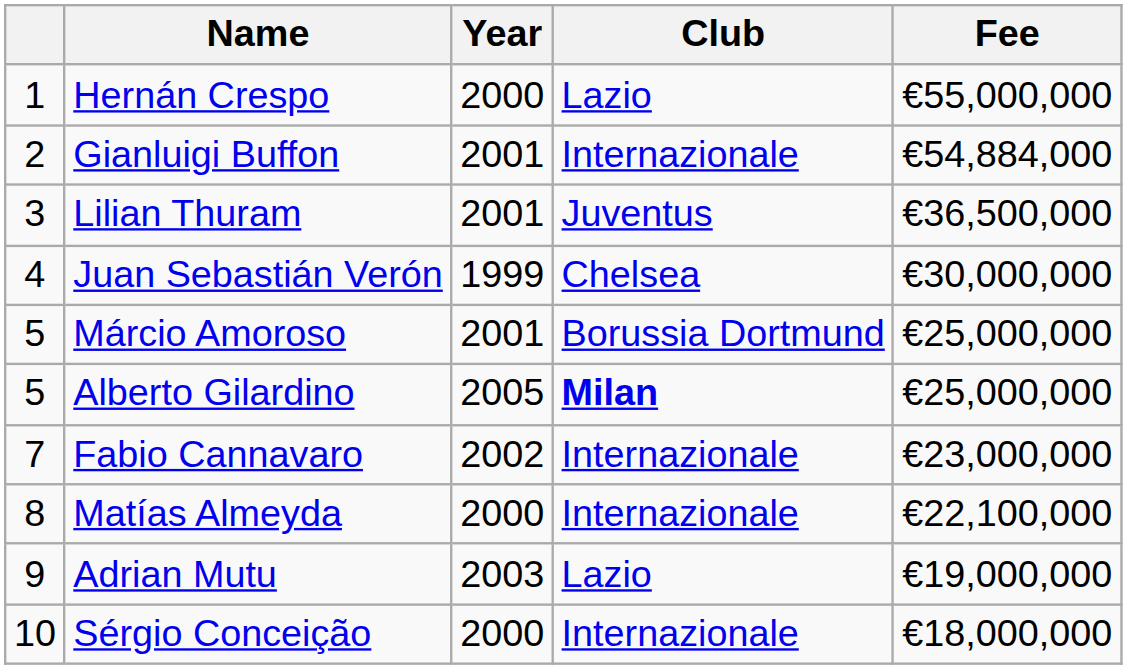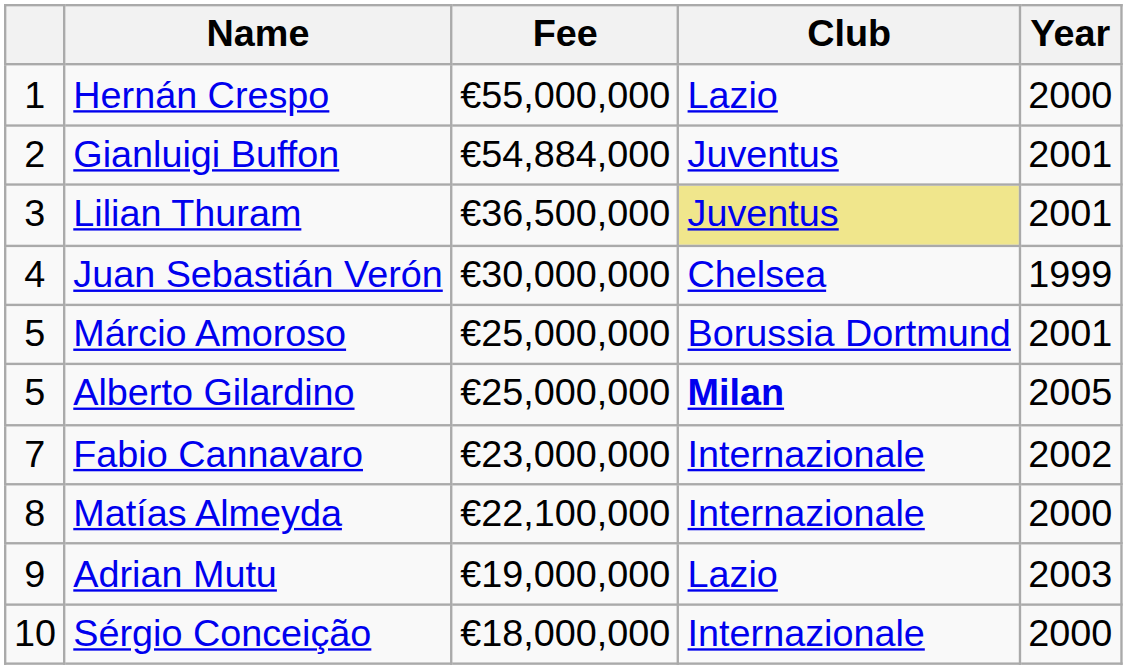columns swapped: (502, 34) <-> (1007, 34)
(680, 154) Internazionale -> (763, 154) Juventus
(637, 214) no background -> (763, 214) khaki background
